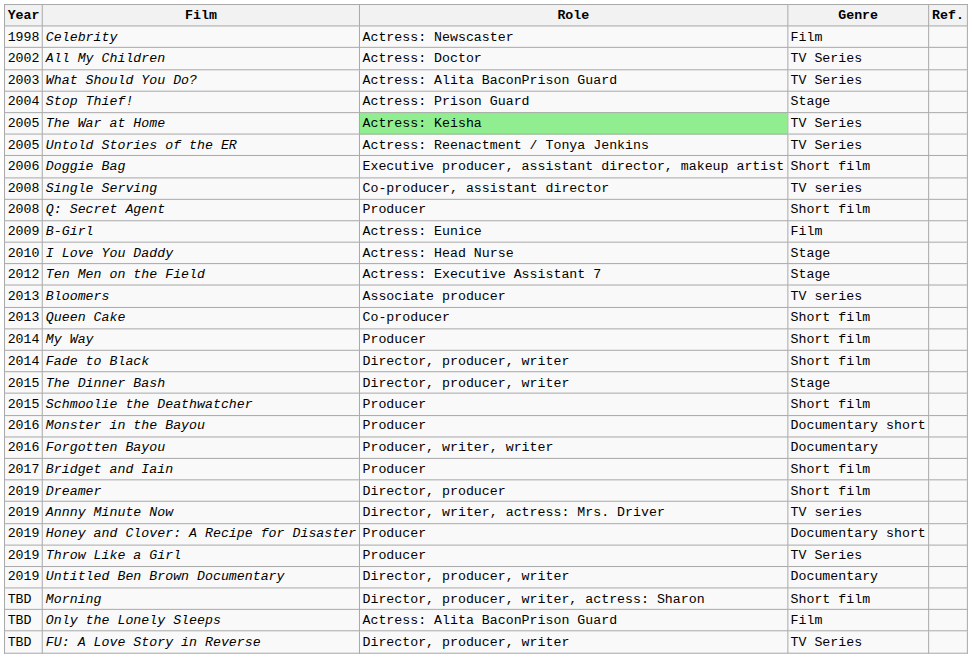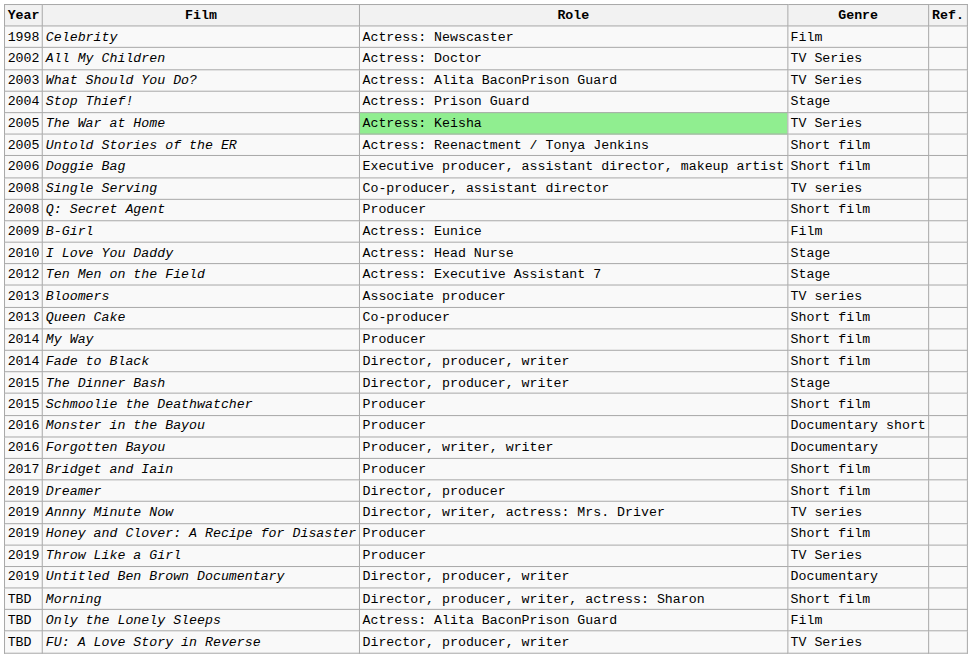(826, 145) TV Series -> (830, 145) Short film
(858, 534) Documentary short -> (830, 534) Short film
